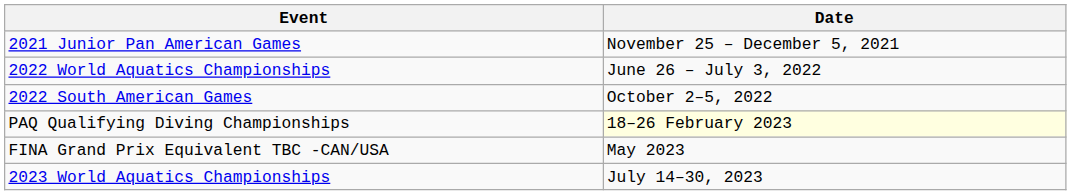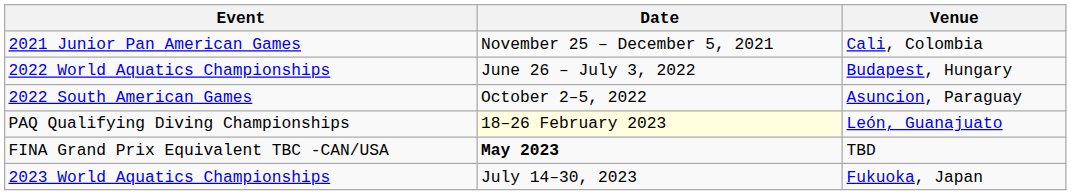+ column: (954, 18)
(646, 150) normal -> (520, 150) bold
